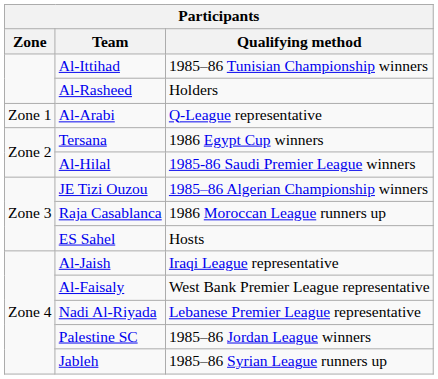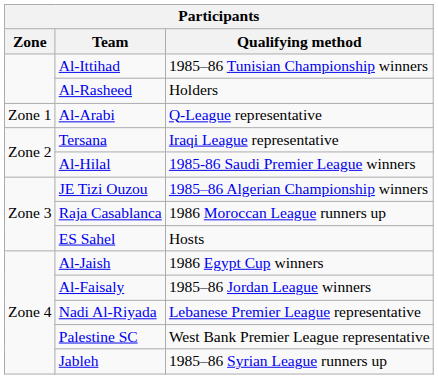(246, 139) 1986 Egypt Cup winners -> (254, 139) Iraqi League representative
(254, 262) Iraqi League representative -> (246, 262) 1986 Egypt Cup winners
(299, 287) West Bank Premier League representative -> (270, 287) 1985–86 Jordan League winners
(270, 336) 1985–86 Jordan League winners -> (299, 336) West Bank Premier League representative
